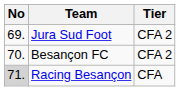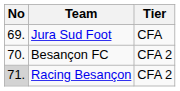(155, 34) CFA 2 -> (150, 34) CFA
(150, 75) CFA -> (155, 75) CFA 2
